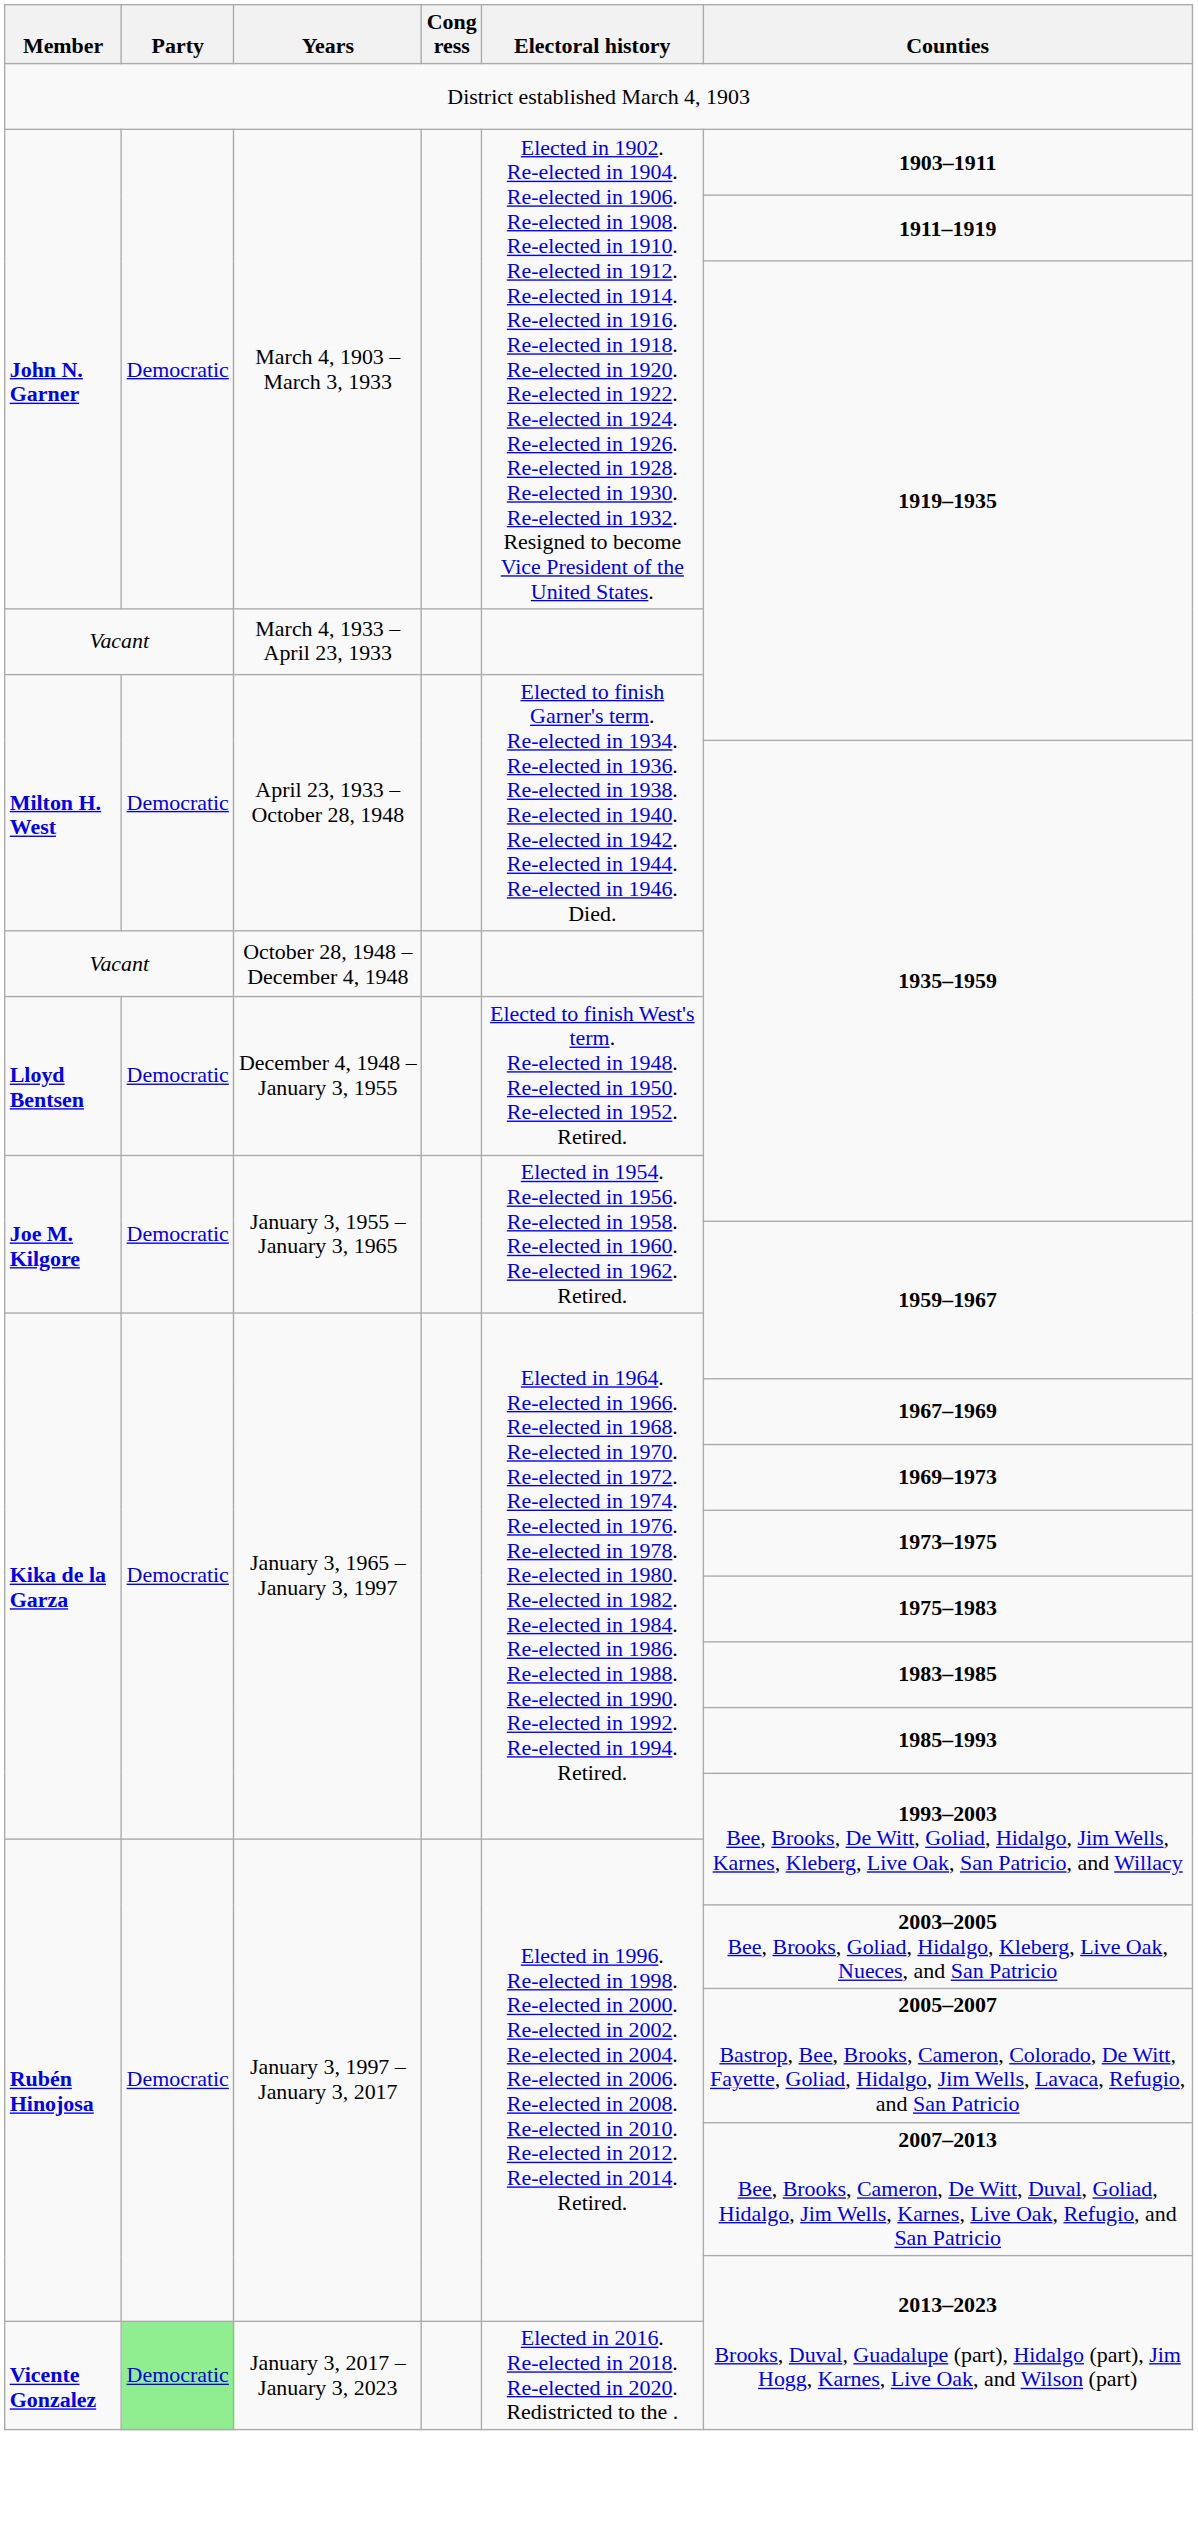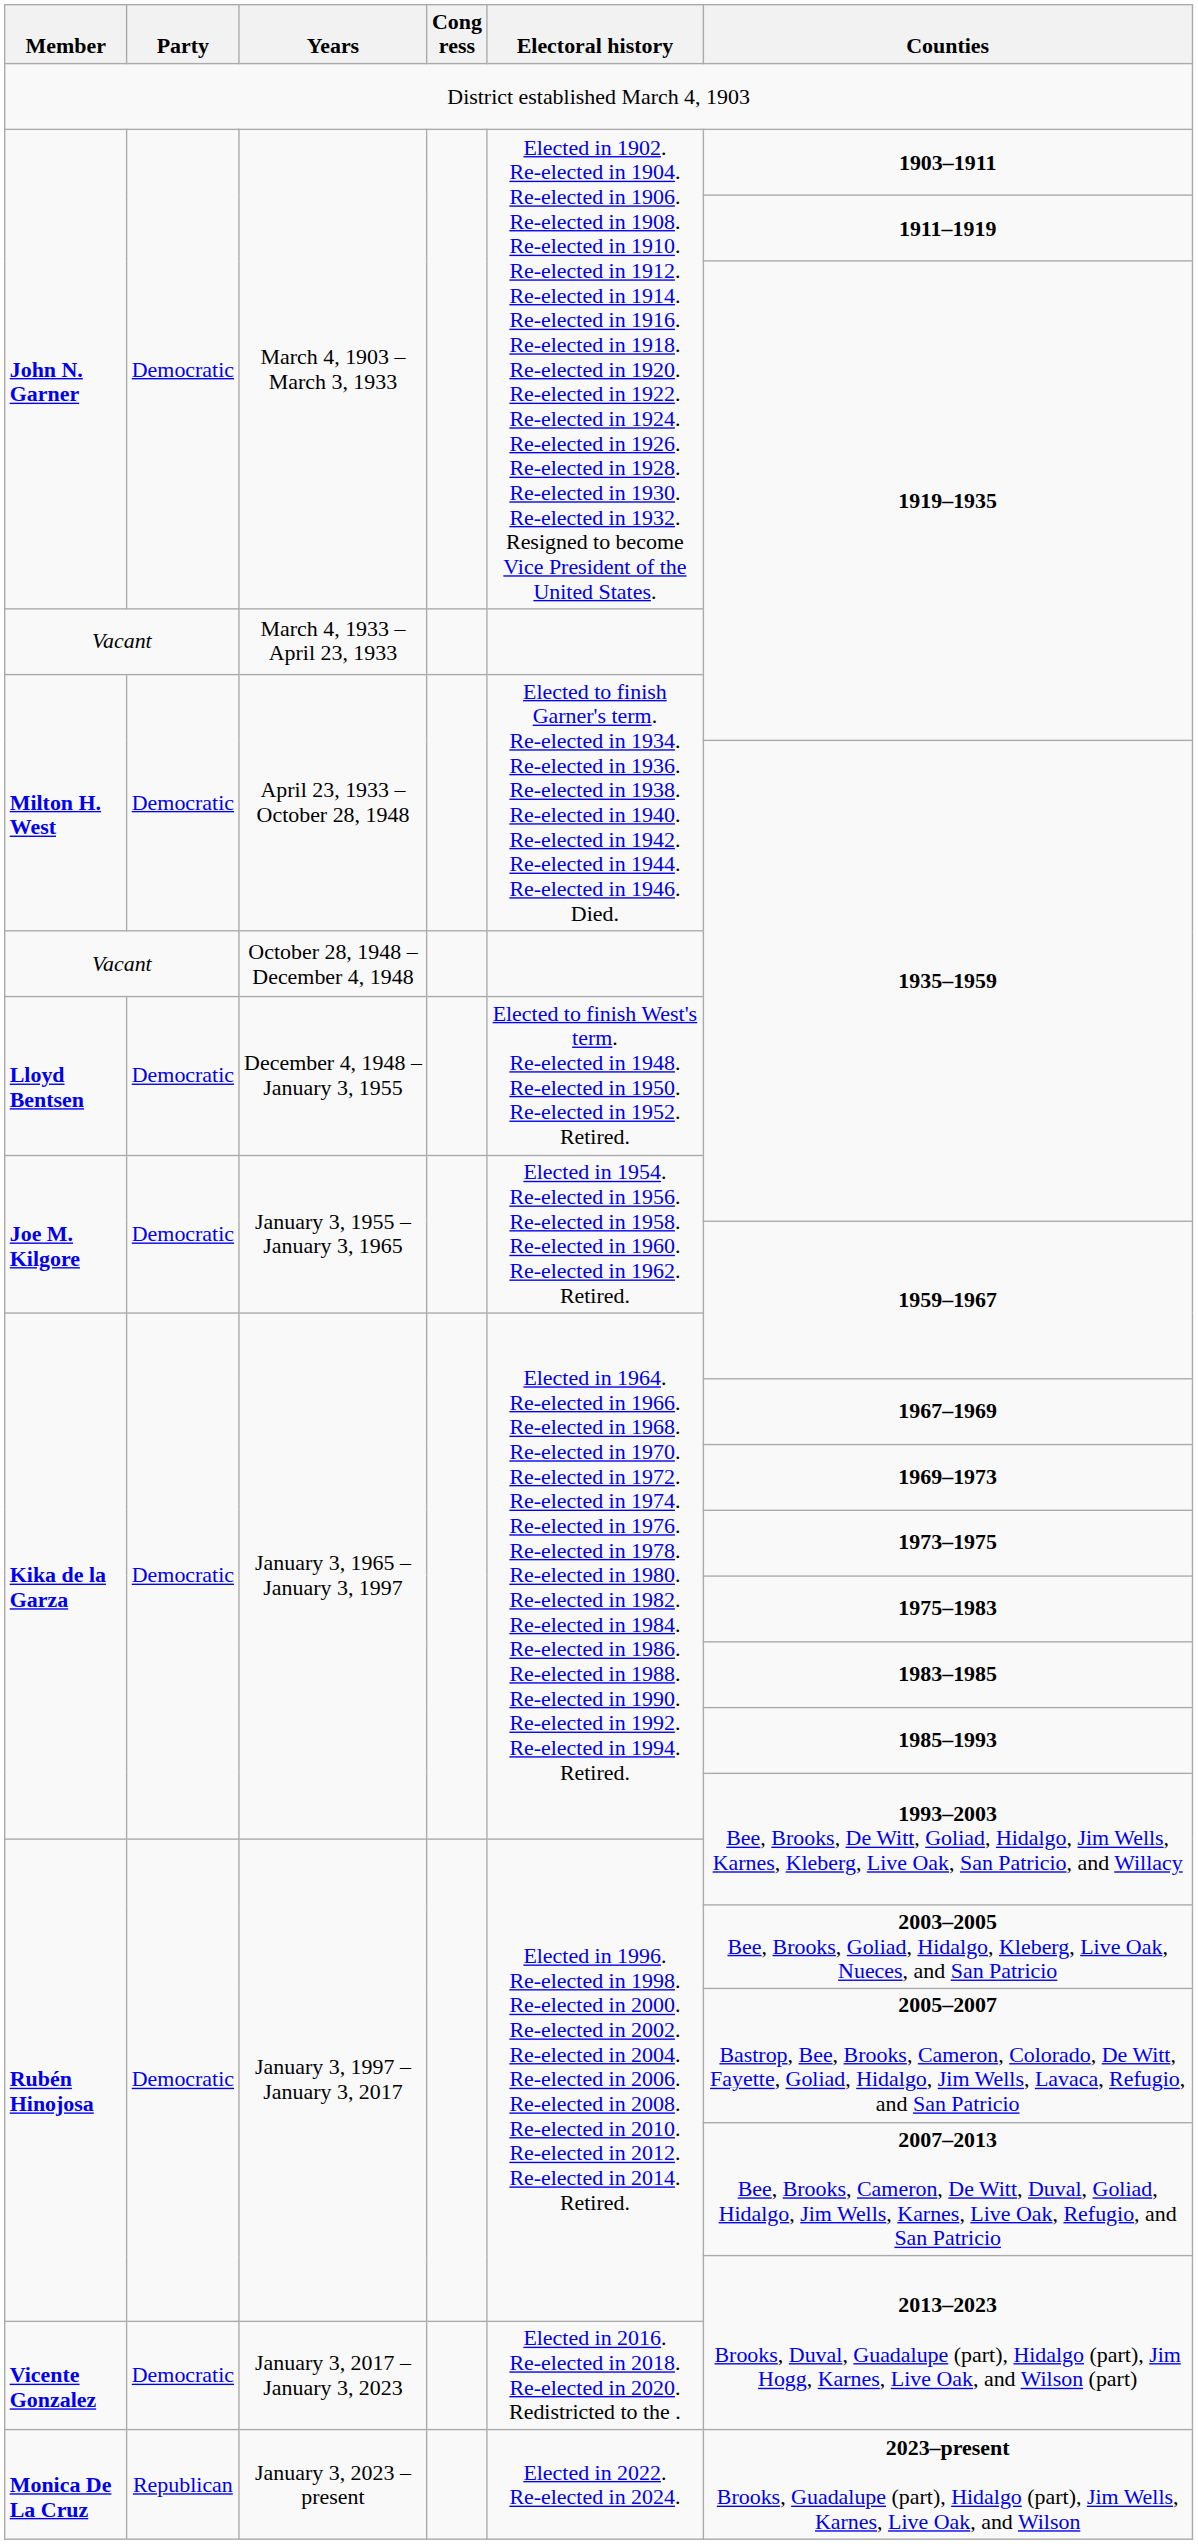(178, 2375) lightgreen background -> (183, 2375) no background
+ row: (61, 2496)
